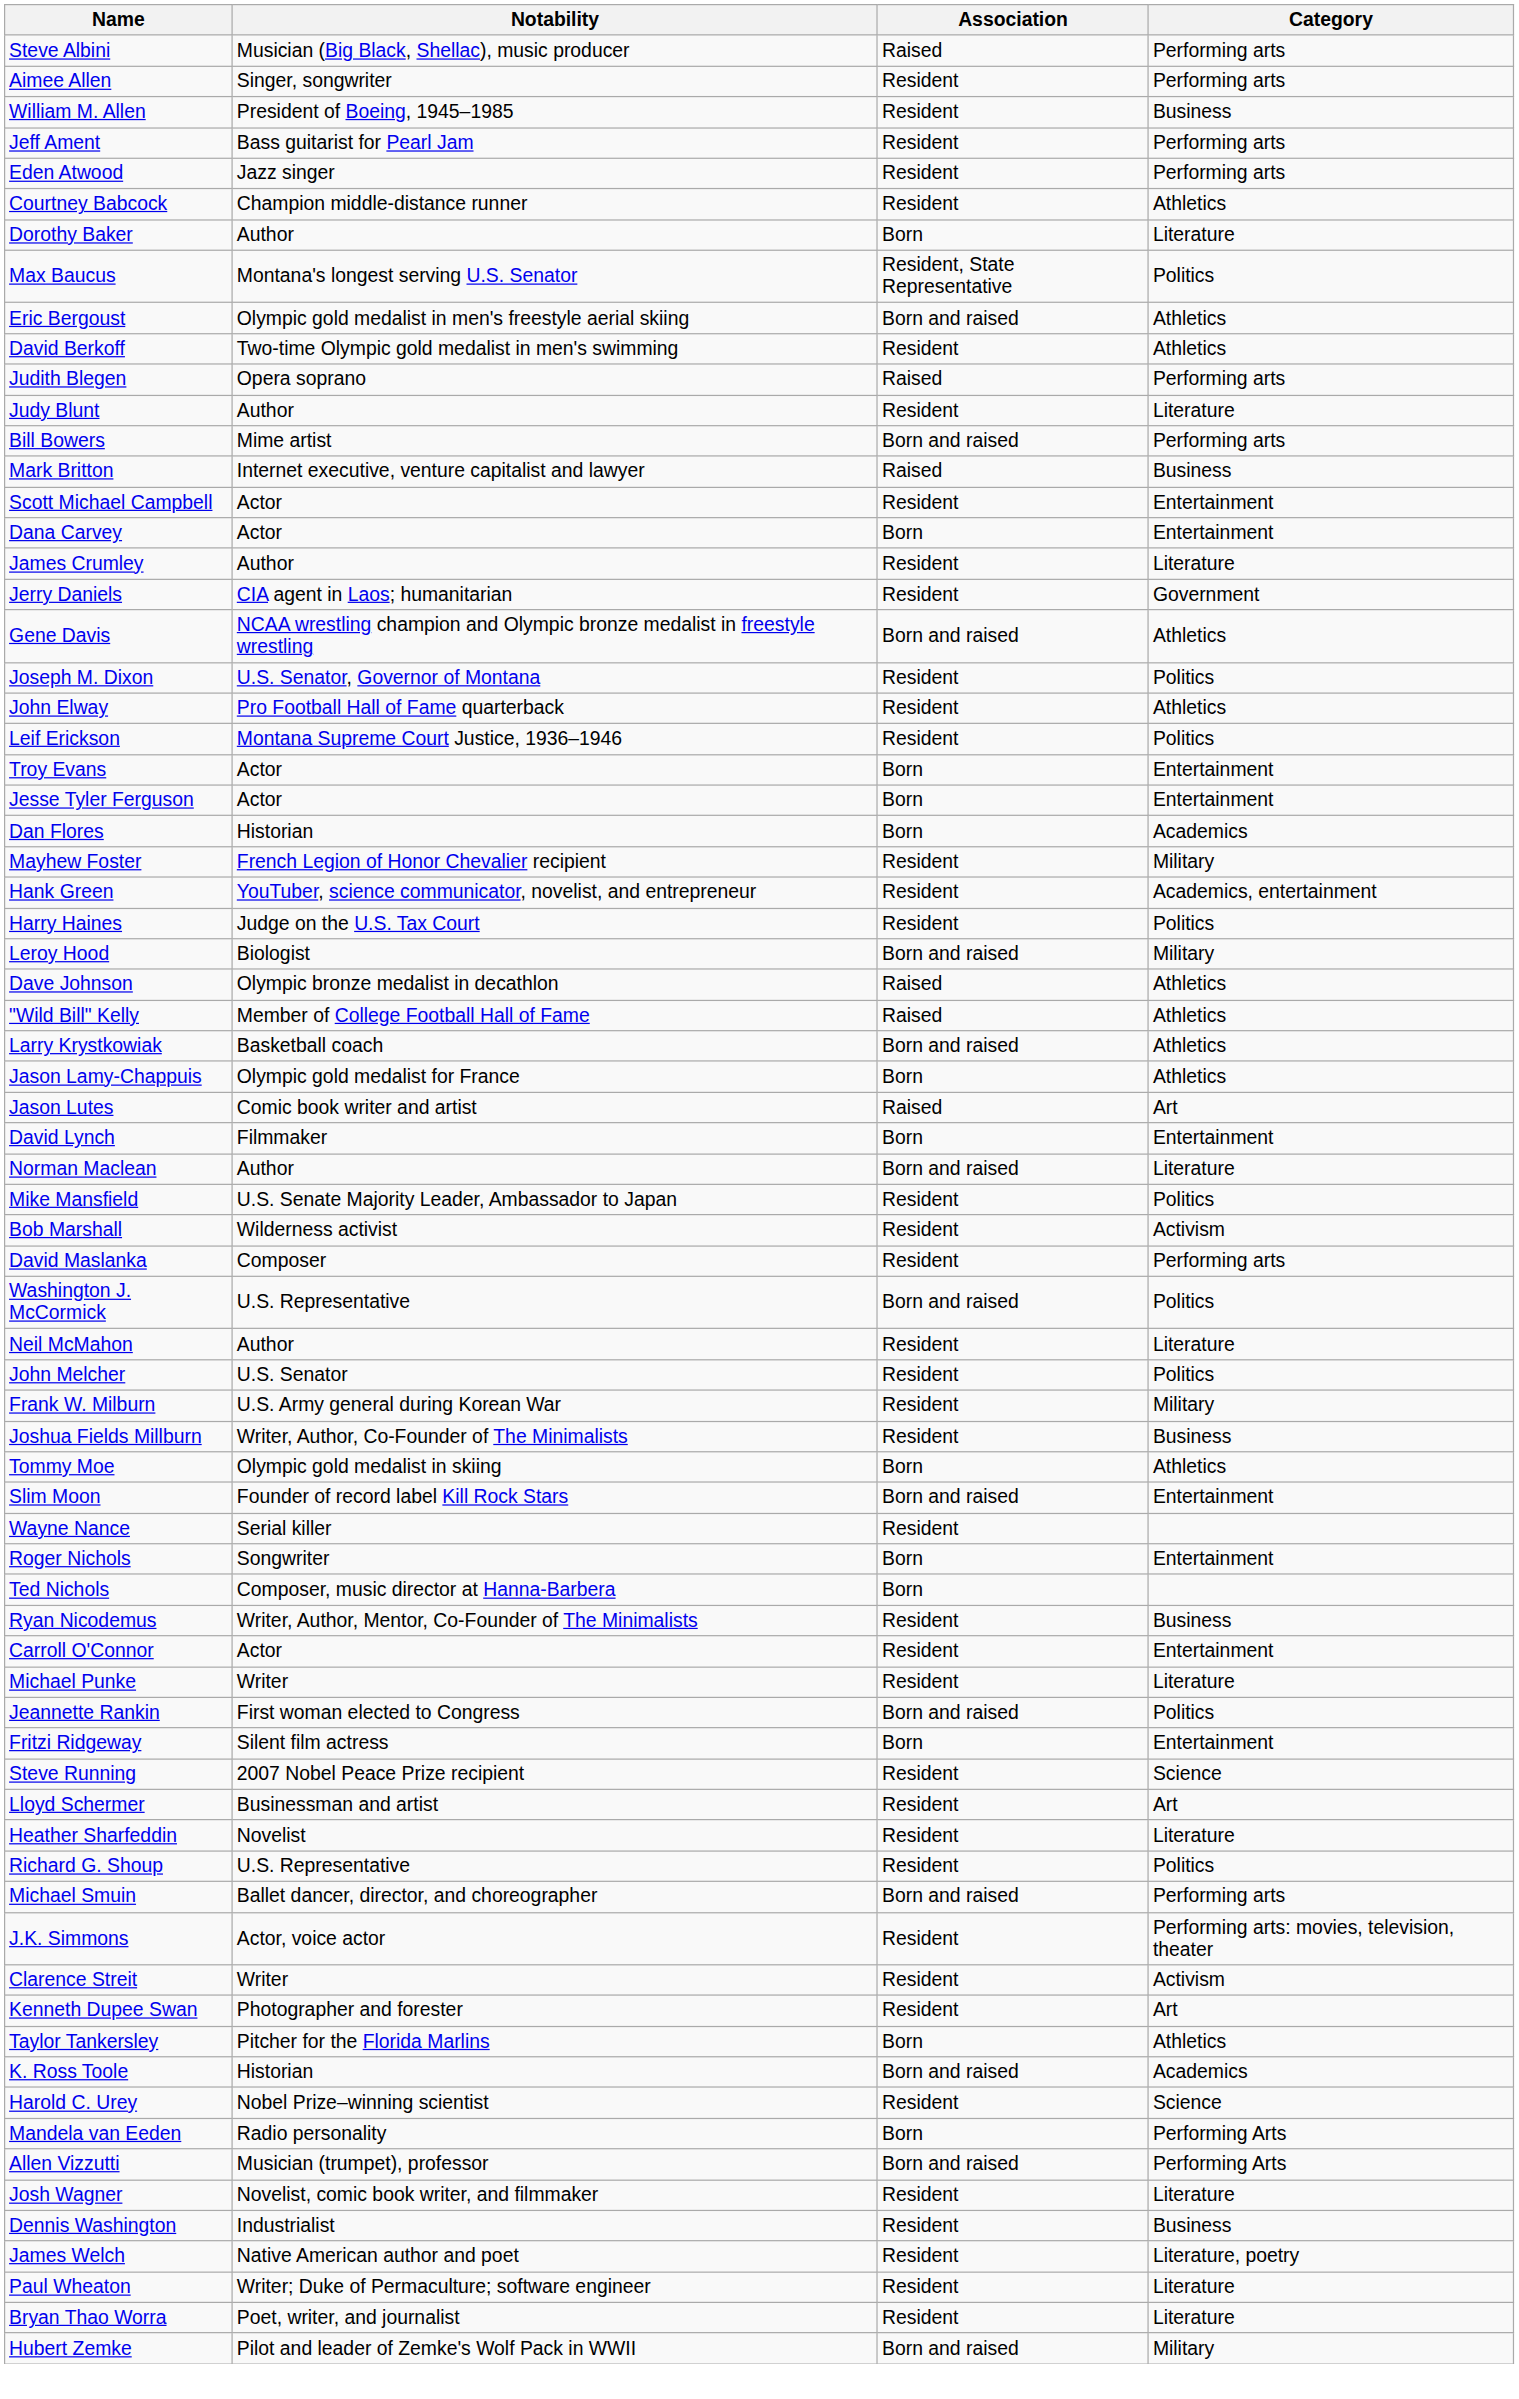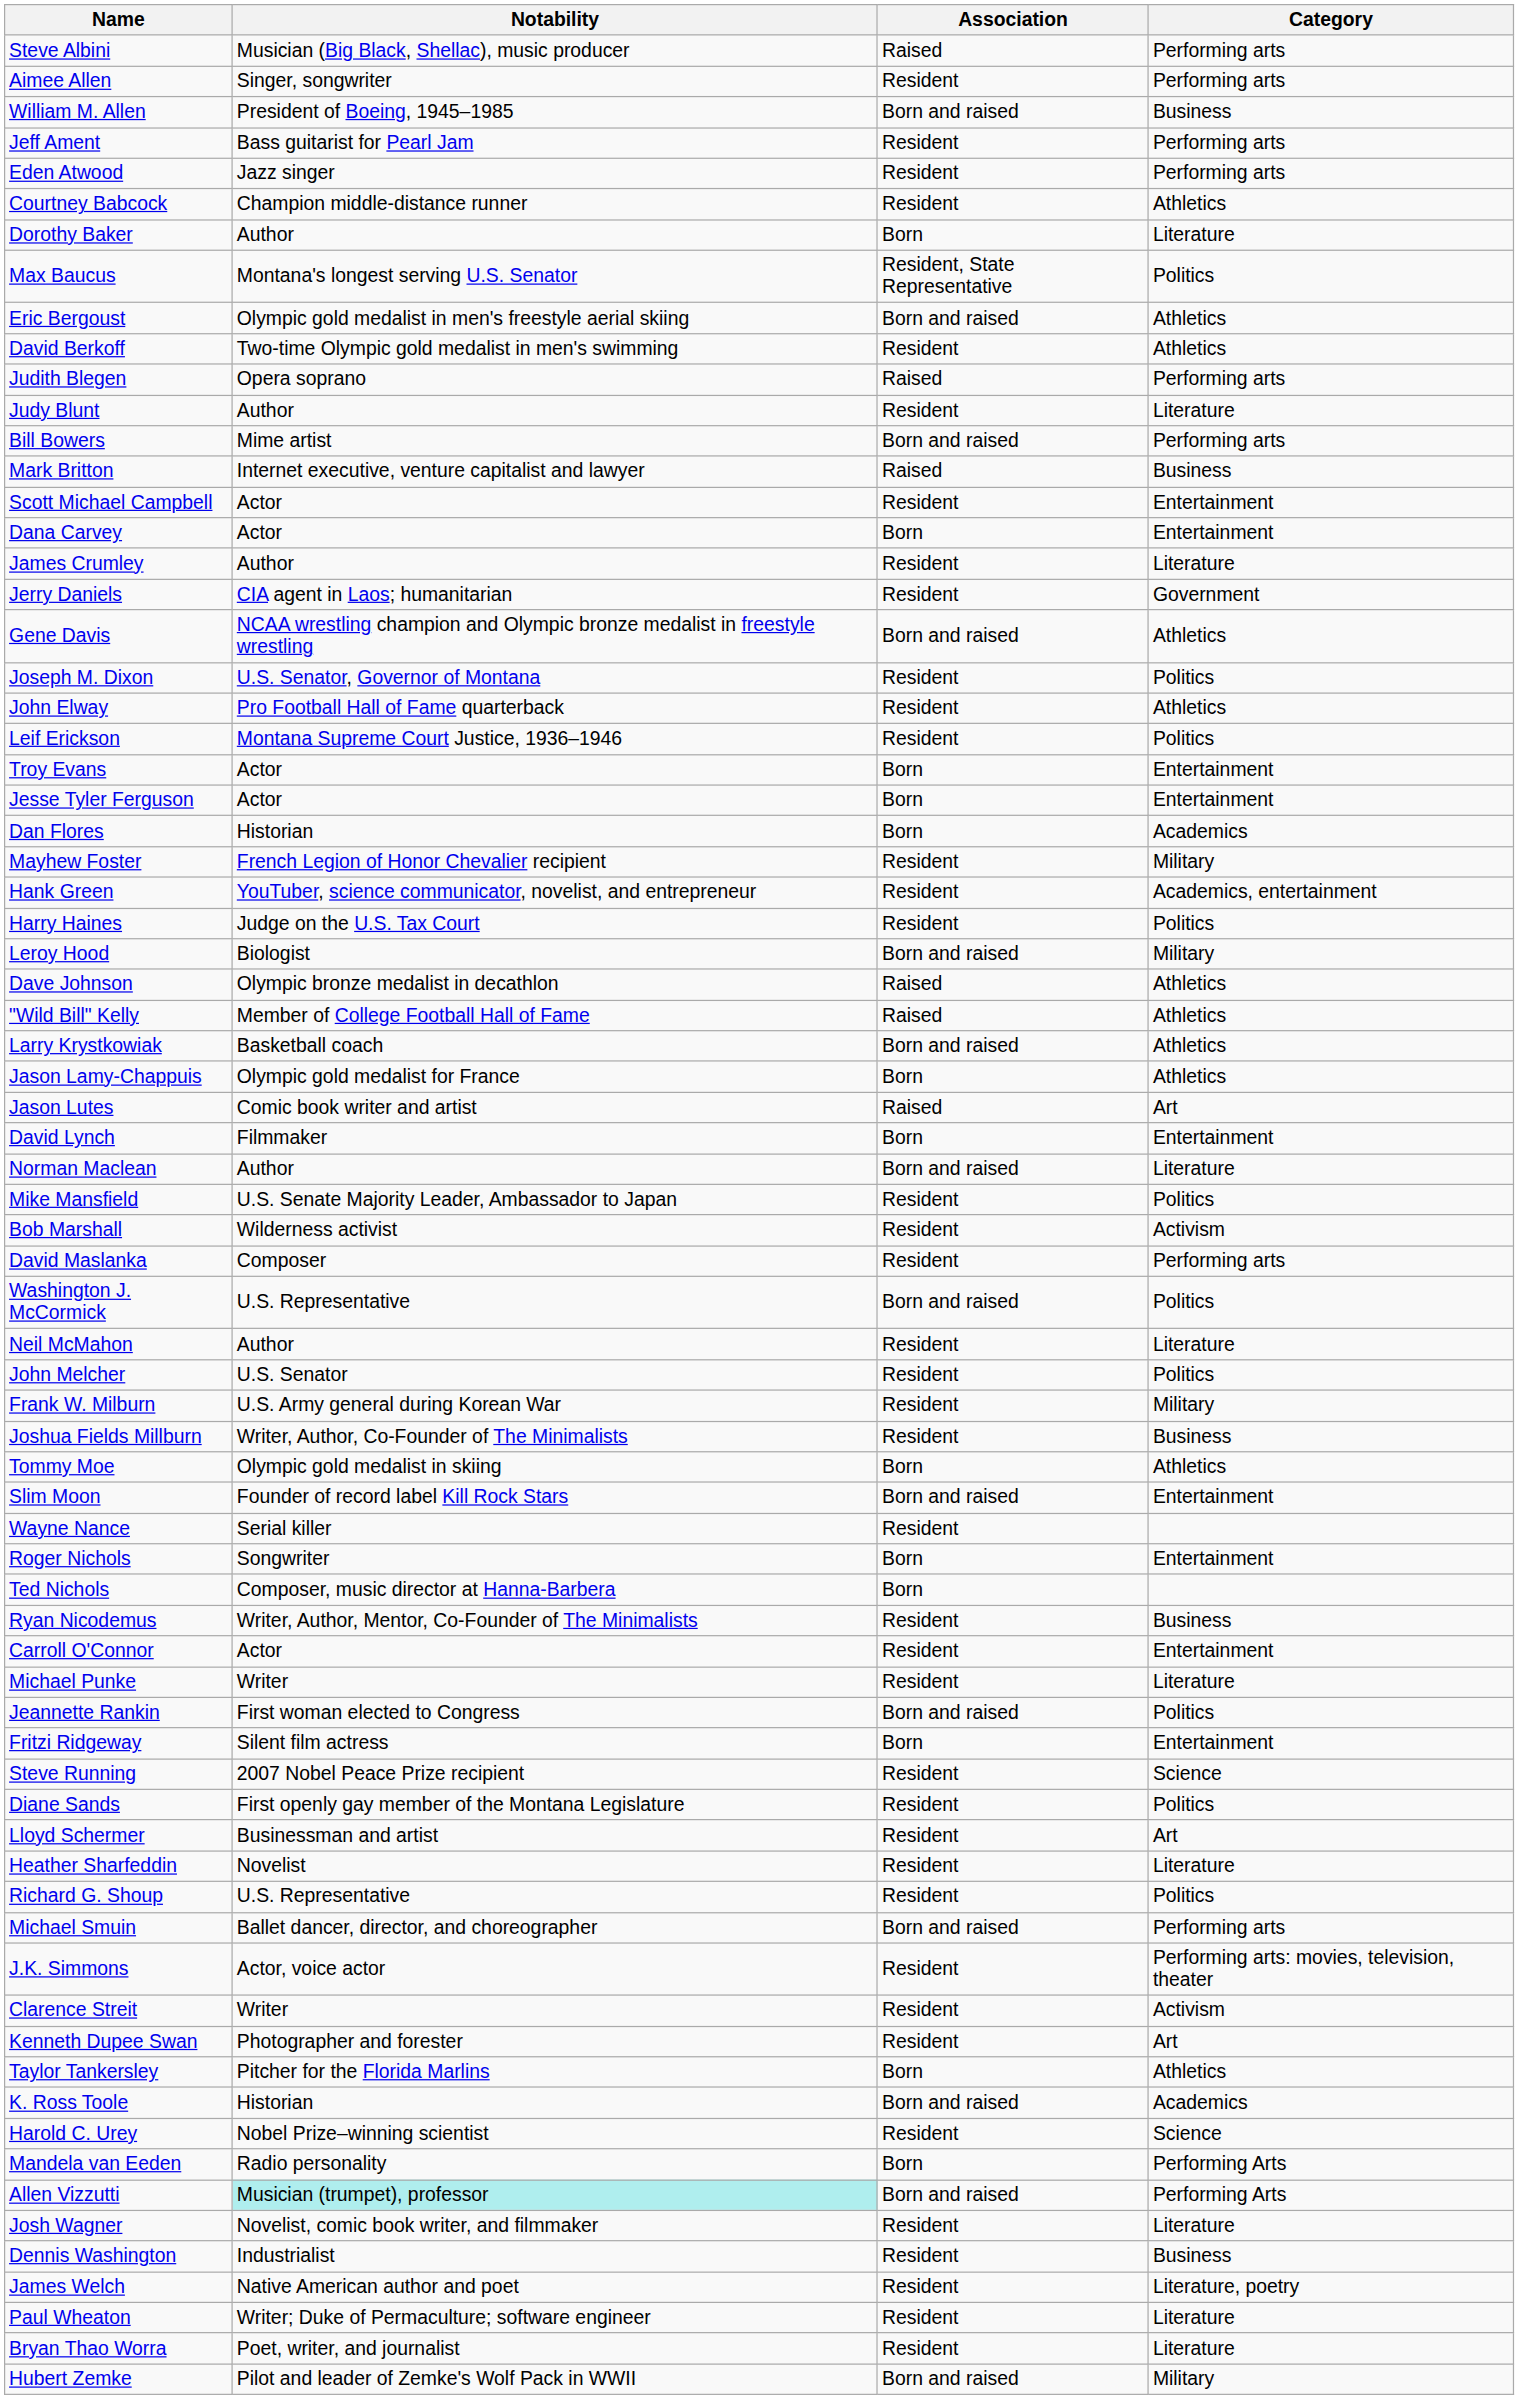(920, 111) Resident -> (950, 111) Born and raised
+ row: (65, 1804)
(363, 2164) no background -> (363, 2194) paleturquoise background
